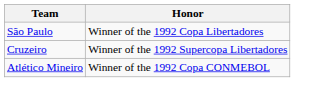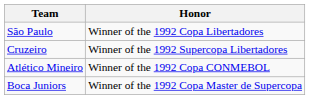+ row: (36, 85)
